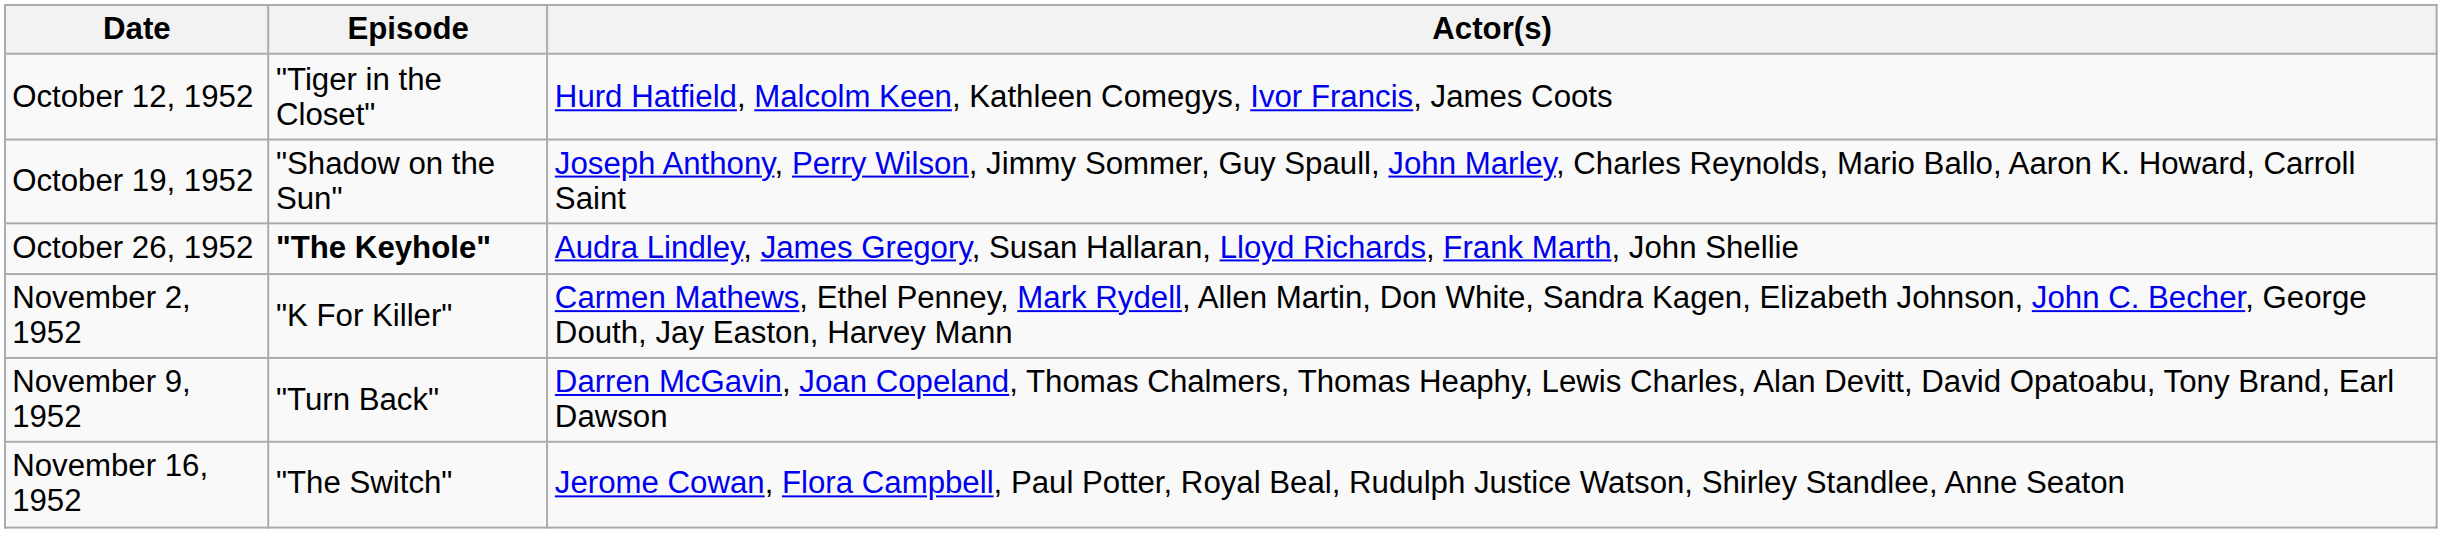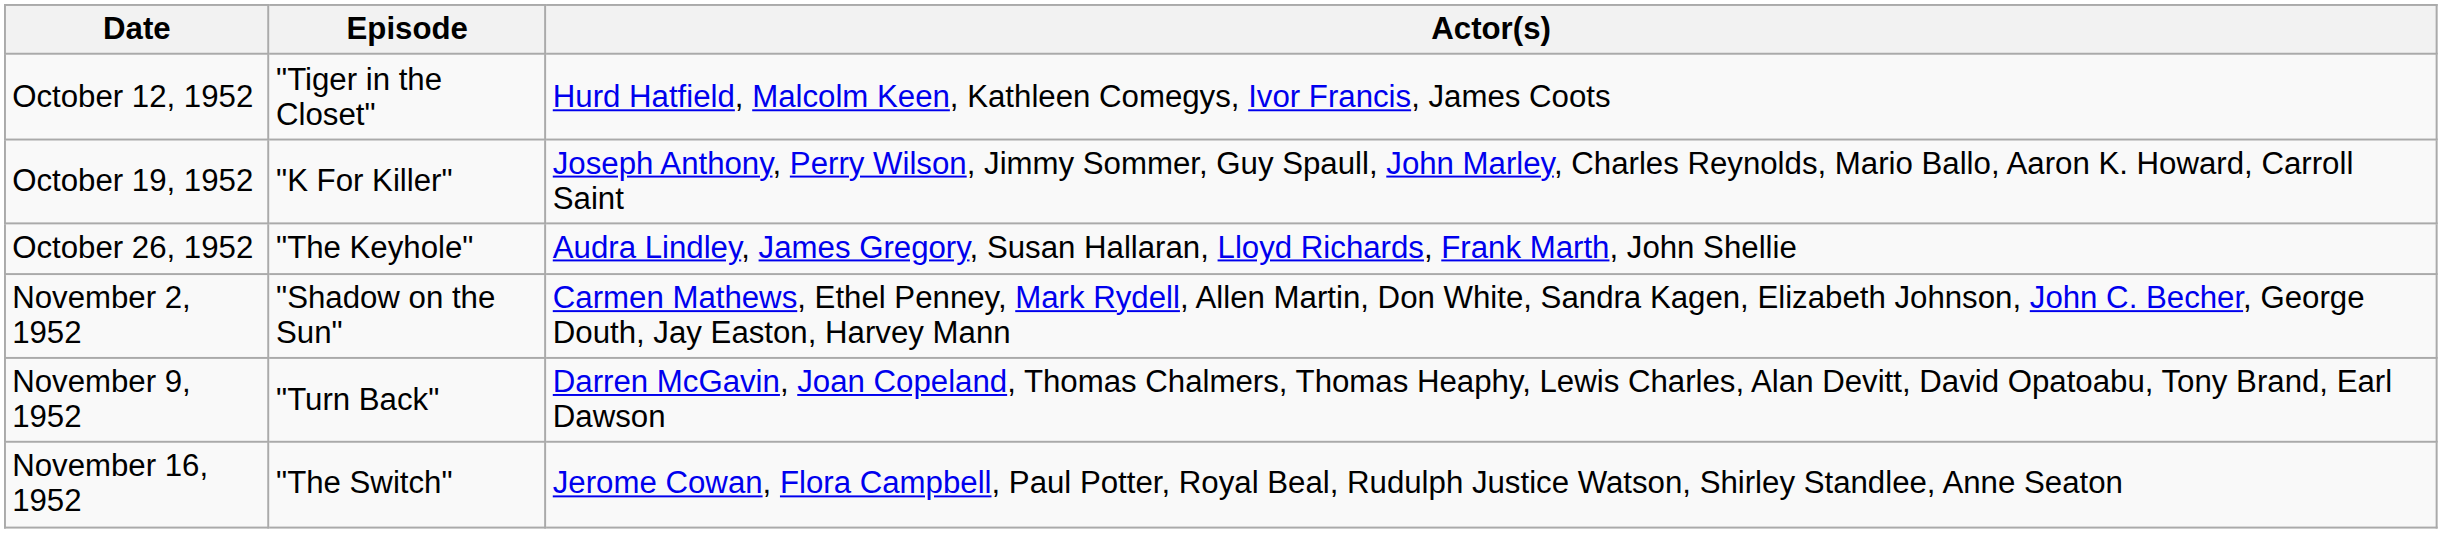(386, 180) "Shadow on the Sun" -> (364, 180) "K For Killer"
(383, 247) bold -> (375, 247) normal
(364, 314) "K For Killer" -> (386, 314) "Shadow on the Sun"
